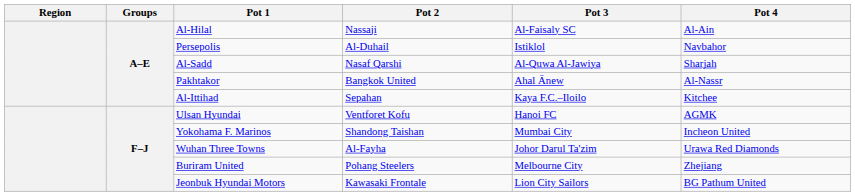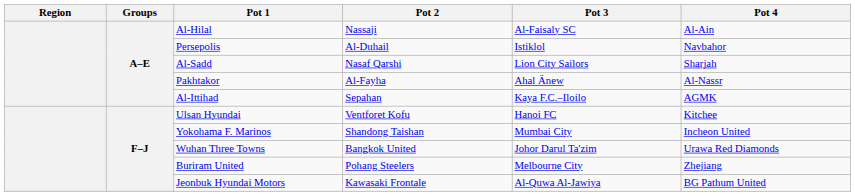(558, 64) Al-Quwa Al-Jawiya -> (551, 64) Lion City Sailors
(381, 81) Bangkok United -> (366, 81) Al-Fayha
(700, 98) Kitchee -> (700, 98) AGMK
(700, 115) AGMK -> (700, 115) Kitchee
(366, 149) Al-Fayha -> (381, 149) Bangkok United
(551, 183) Lion City Sailors -> (558, 183) Al-Quwa Al-Jawiya
